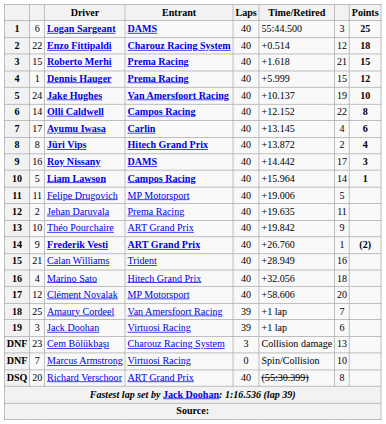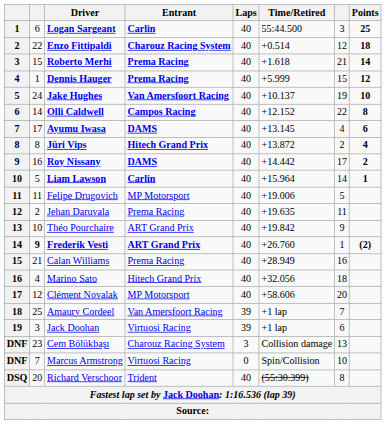(142, 28) DAMS -> (141, 28) Carlin
(365, 62) 15 -> (365, 62) 14
(141, 128) Carlin -> (142, 128) DAMS
(365, 161) 3 -> (365, 161) 2
(161, 178) Campos Racing -> (141, 178) Carlin
(37, 244) normal -> (37, 244) bold
(142, 261) Trident -> (156, 261) Prema Racing
(161, 377) ART Grand Prix -> (142, 377) Trident
